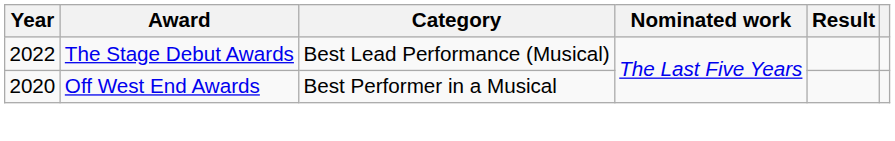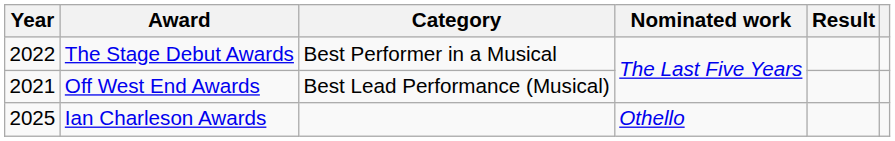(457, 53) Best Lead Performance (Musical) -> (430, 53) Best Performer in a Musical
(32, 86) 2020 -> (32, 86) 2021
(430, 86) Best Performer in a Musical -> (457, 86) Best Lead Performance (Musical)
+ row: (166, 119)
